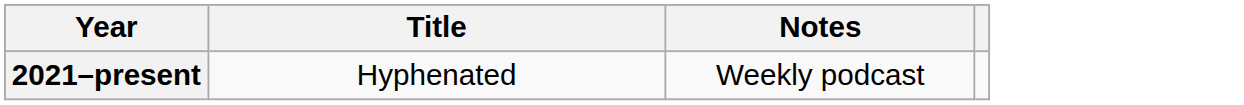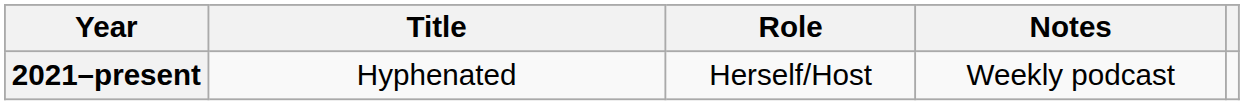+ column: (791, 27)
